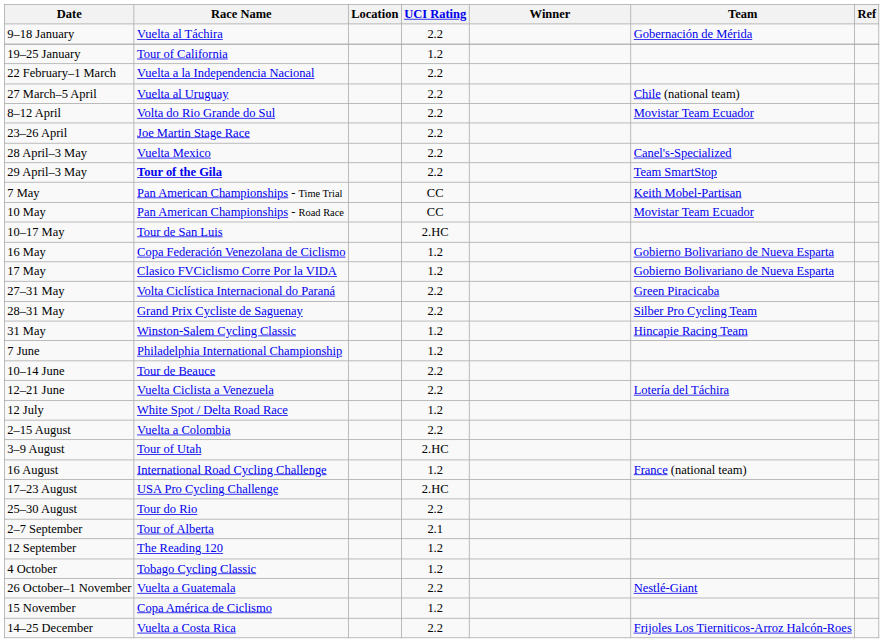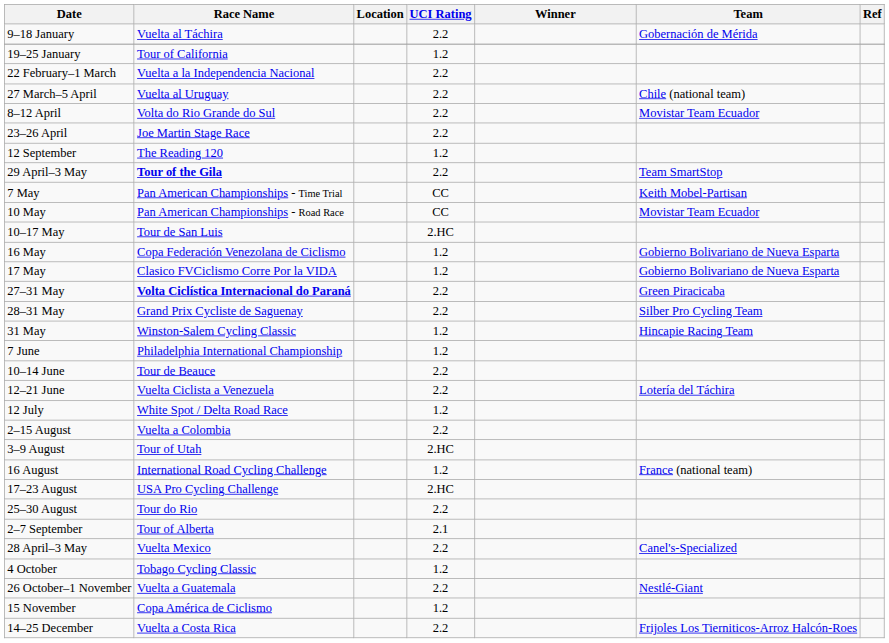rows swapped: (47, 152) <-> (42, 548)
(236, 291) normal -> (244, 291) bold
